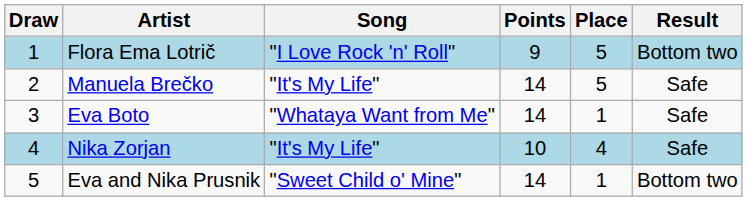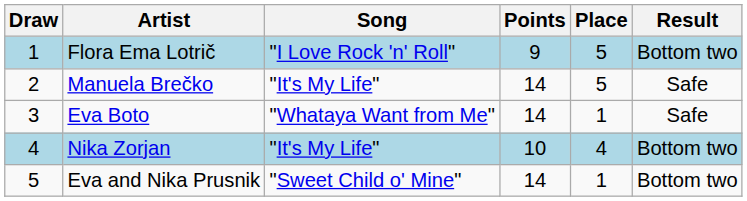(687, 148) Safe -> (687, 148) Bottom two
